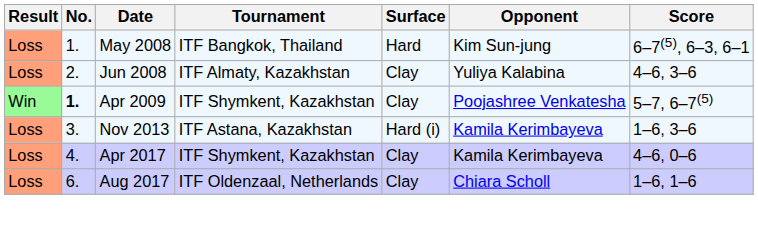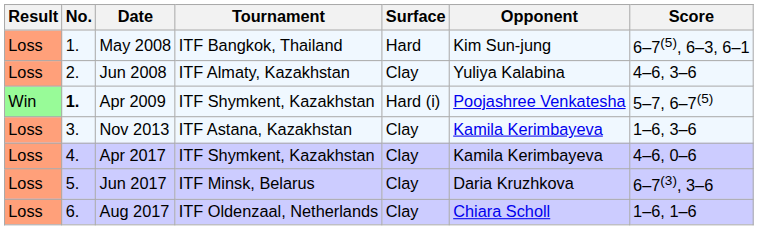(402, 101) Clay -> (413, 101) Hard (i)
(413, 129) Hard (i) -> (402, 129) Clay
+ row: (133, 183)
